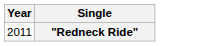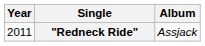+ column: (177, 13)
